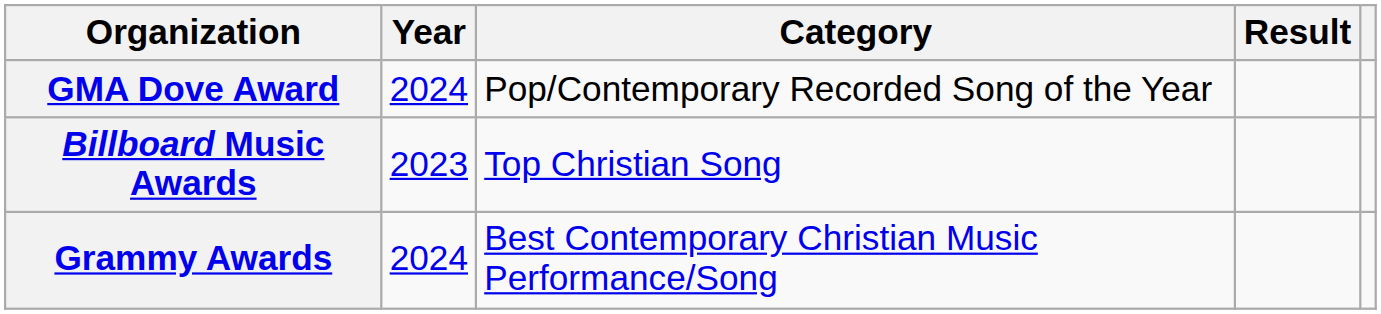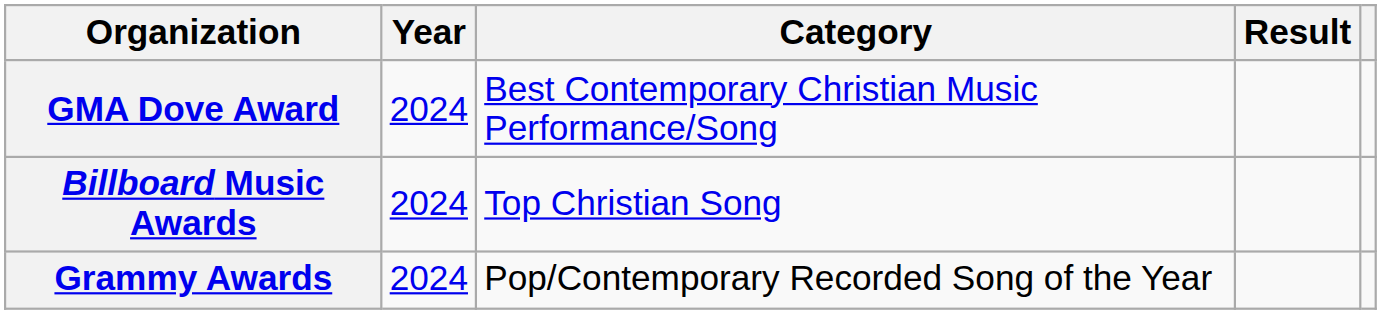(848, 88) Pop/Contemporary Recorded Song of the Year -> (761, 108) Best Contemporary Christian Music Performance/Song
(429, 163) 2023 -> (429, 203) 2024
(761, 259) Best Contemporary Christian Music Performance/Song -> (848, 279) Pop/Contemporary Recorded Song of the Year
